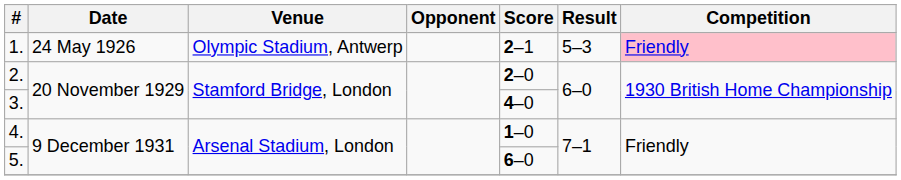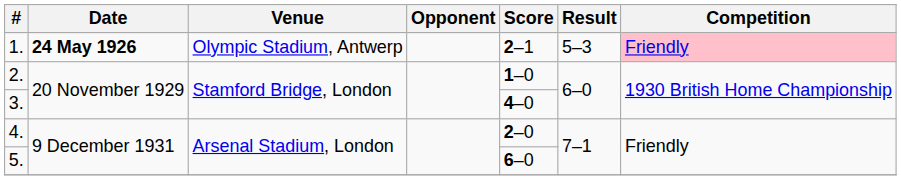(84, 47) normal -> (84, 47) bold
(519, 75) 2–0 -> (519, 75) 1–0
(519, 132) 1–0 -> (519, 132) 2–0
